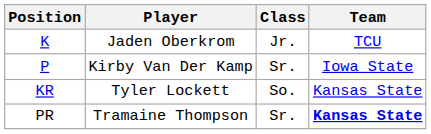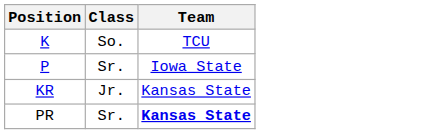- column: (171, 17)
(283, 42) Jr. -> (111, 42) So.
(283, 91) So. -> (111, 91) Jr.
